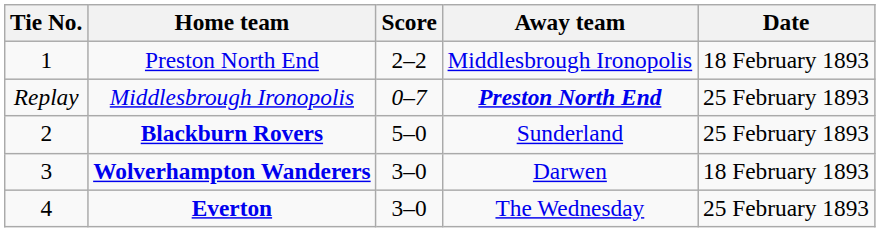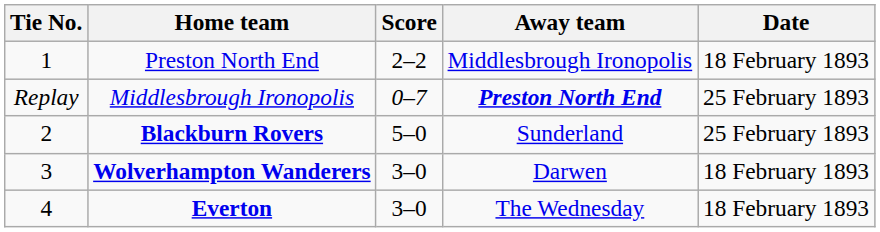(786, 208) 25 February 1893 -> (786, 208) 18 February 1893
